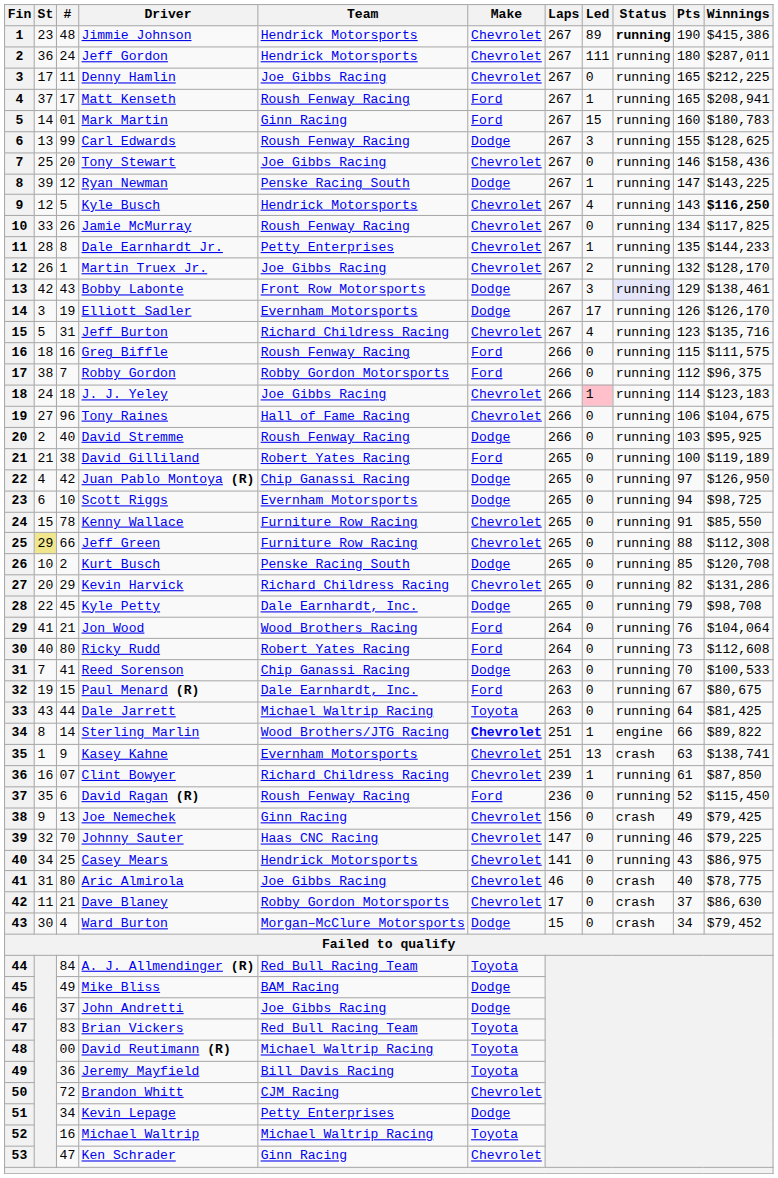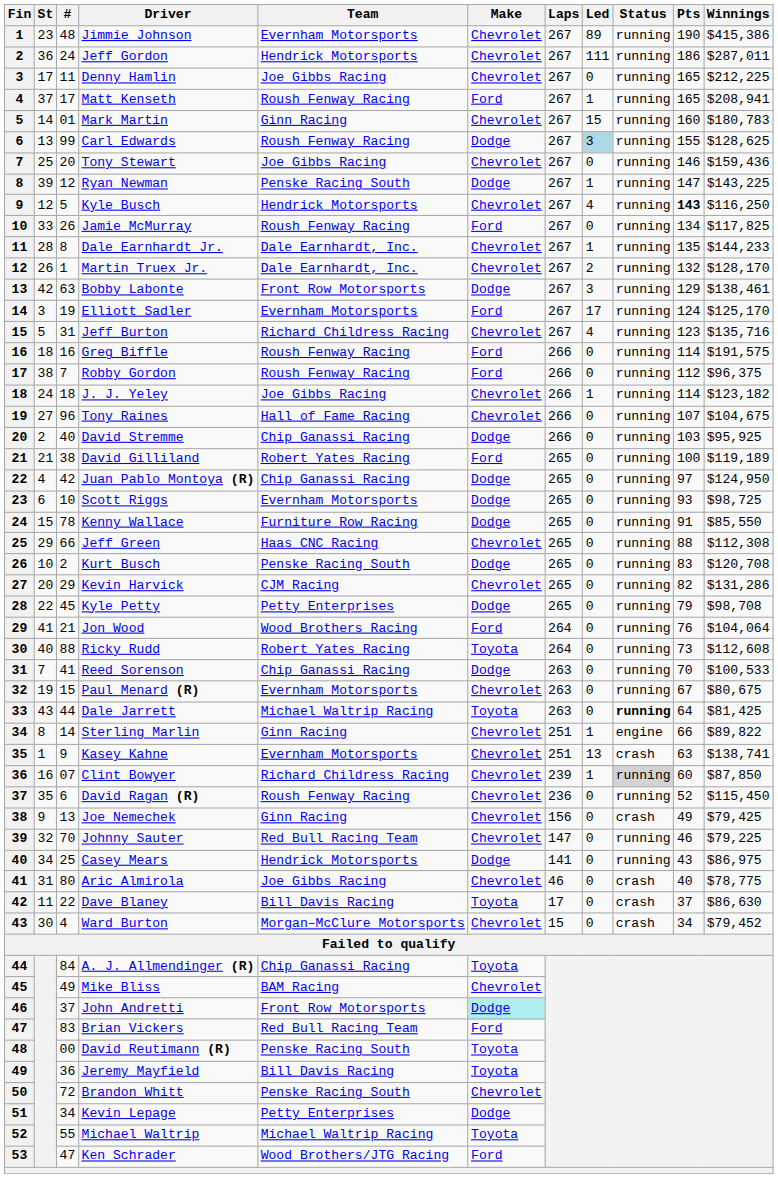(339, 37) Hendrick Motorsports -> (339, 37) Evernham Motorsports
(643, 37) bold -> (643, 37) normal
(689, 58) 180 -> (689, 58) 186
(487, 121) Ford -> (506, 121) Chevrolet
(590, 142) no background -> (590, 142) lightblue background
(738, 163) $158,436 -> (738, 163) $159,436
(689, 206) normal -> (689, 206) bold
(738, 206) bold -> (738, 206) normal
(506, 227) Chevrolet -> (487, 227) Ford
(327, 248) Petty Enterprises -> (339, 248) Dale Earnhardt, Inc.
(323, 269) Joe Gibbs Racing -> (339, 269) Dale Earnhardt, Inc.
(67, 290) 43 -> (67, 290) 63
(643, 290) lavender background -> (643, 290) no background
(491, 311) Dodge -> (487, 311) Ford
(689, 311) 126 -> (689, 311) 124
(738, 311) $126,170 -> (738, 311) $125,170
(689, 354) 115 -> (689, 354) 114
(738, 354) $111,575 -> (738, 354) $191,575
(355, 375) Robby Gordon Motorsports -> (335, 375) Roush Fenway Racing
(590, 396) pink background -> (590, 396) no background
(738, 396) $123,183 -> (738, 396) $123,182
(689, 417) 106 -> (689, 417) 107
(335, 438) Roush Fenway Racing -> (335, 438) Chip Ganassi Racing
(738, 480) $126,950 -> (738, 480) $124,950
(685, 502) 94 -> (685, 502) 93
(506, 523) Chevrolet -> (491, 523) Dodge
(45, 544) khaki background -> (45, 544) no background
(339, 544) Furniture Row Racing -> (320, 544) Haas CNC Racing
(685, 565) 85 -> (685, 565) 83
(355, 586) Richard Childress Racing -> (300, 586) CJM Racing
(339, 607) Dale Earnhardt, Inc. -> (327, 607) Petty Enterprises
(67, 649) 80 -> (67, 649) 88
(487, 649) Ford -> (495, 649) Toyota
(339, 692) Dale Earnhardt, Inc. -> (339, 692) Evernham Motorsports
(487, 692) Ford -> (506, 692) Chevrolet
(643, 713) normal -> (643, 713) bold
(355, 734) Wood Brothers/JTG Racing -> (304, 734) Ginn Racing
(506, 734) bold -> (506, 734) normal
(643, 776) no background -> (643, 776) lightgrey background
(685, 776) 61 -> (685, 776) 60
(487, 797) Ford -> (506, 797) Chevrolet
(320, 840) Haas CNC Racing -> (339, 840) Red Bull Racing Team
(506, 861) Chevrolet -> (491, 861) Dodge
(67, 903) 21 -> (67, 903) 22
(355, 903) Robby Gordon Motorsports -> (327, 903) Bill Davis Racing
(506, 903) Chevrolet -> (495, 903) Toyota
(491, 924) Dodge -> (506, 924) Chevrolet
(339, 966) Red Bull Racing Team -> (335, 966) Chip Ganassi Racing
(491, 988) Dodge -> (506, 988) Chevrolet
(323, 1009) Joe Gibbs Racing -> (343, 1009) Front Row Motorsports
(491, 1009) no background -> (491, 1009) paleturquoise background
(495, 1030) Toyota -> (487, 1030) Ford
(347, 1051) Michael Waltrip Racing -> (335, 1051) Penske Racing South
(300, 1093) CJM Racing -> (335, 1093) Penske Racing South
(67, 1136) 16 -> (67, 1136) 55
(304, 1157) Ginn Racing -> (355, 1157) Wood Brothers/JTG Racing
(506, 1157) Chevrolet -> (487, 1157) Ford
